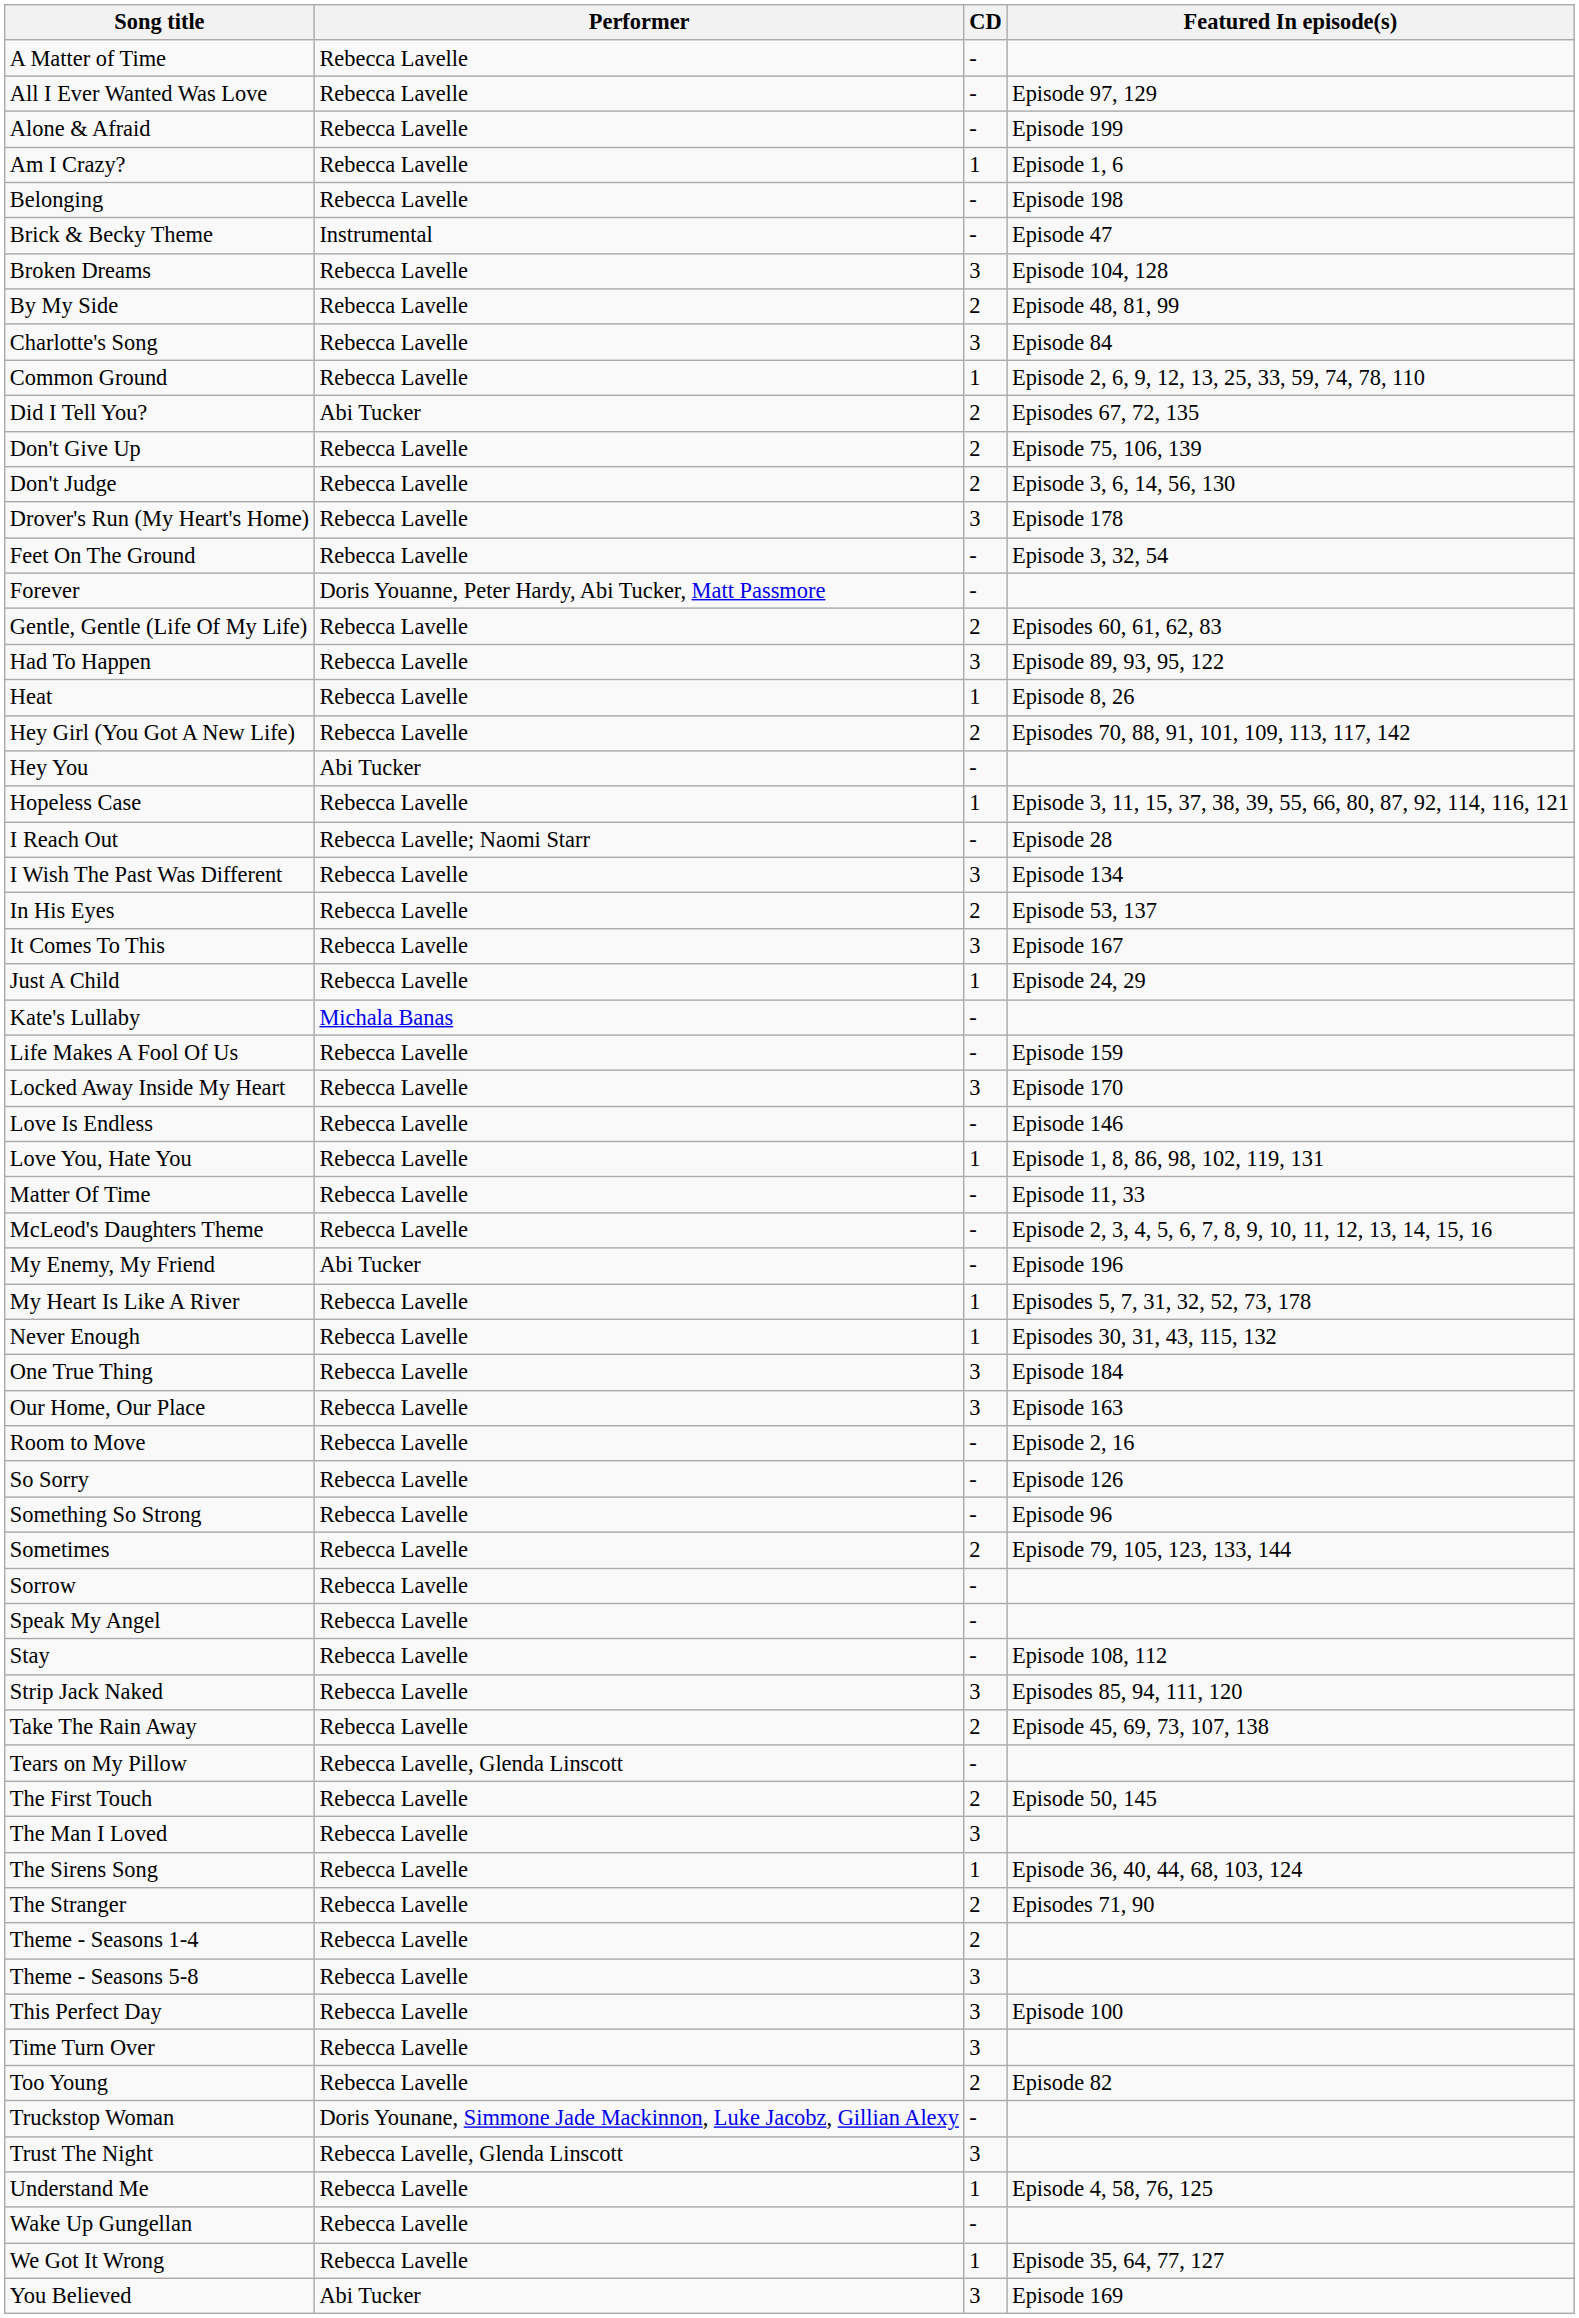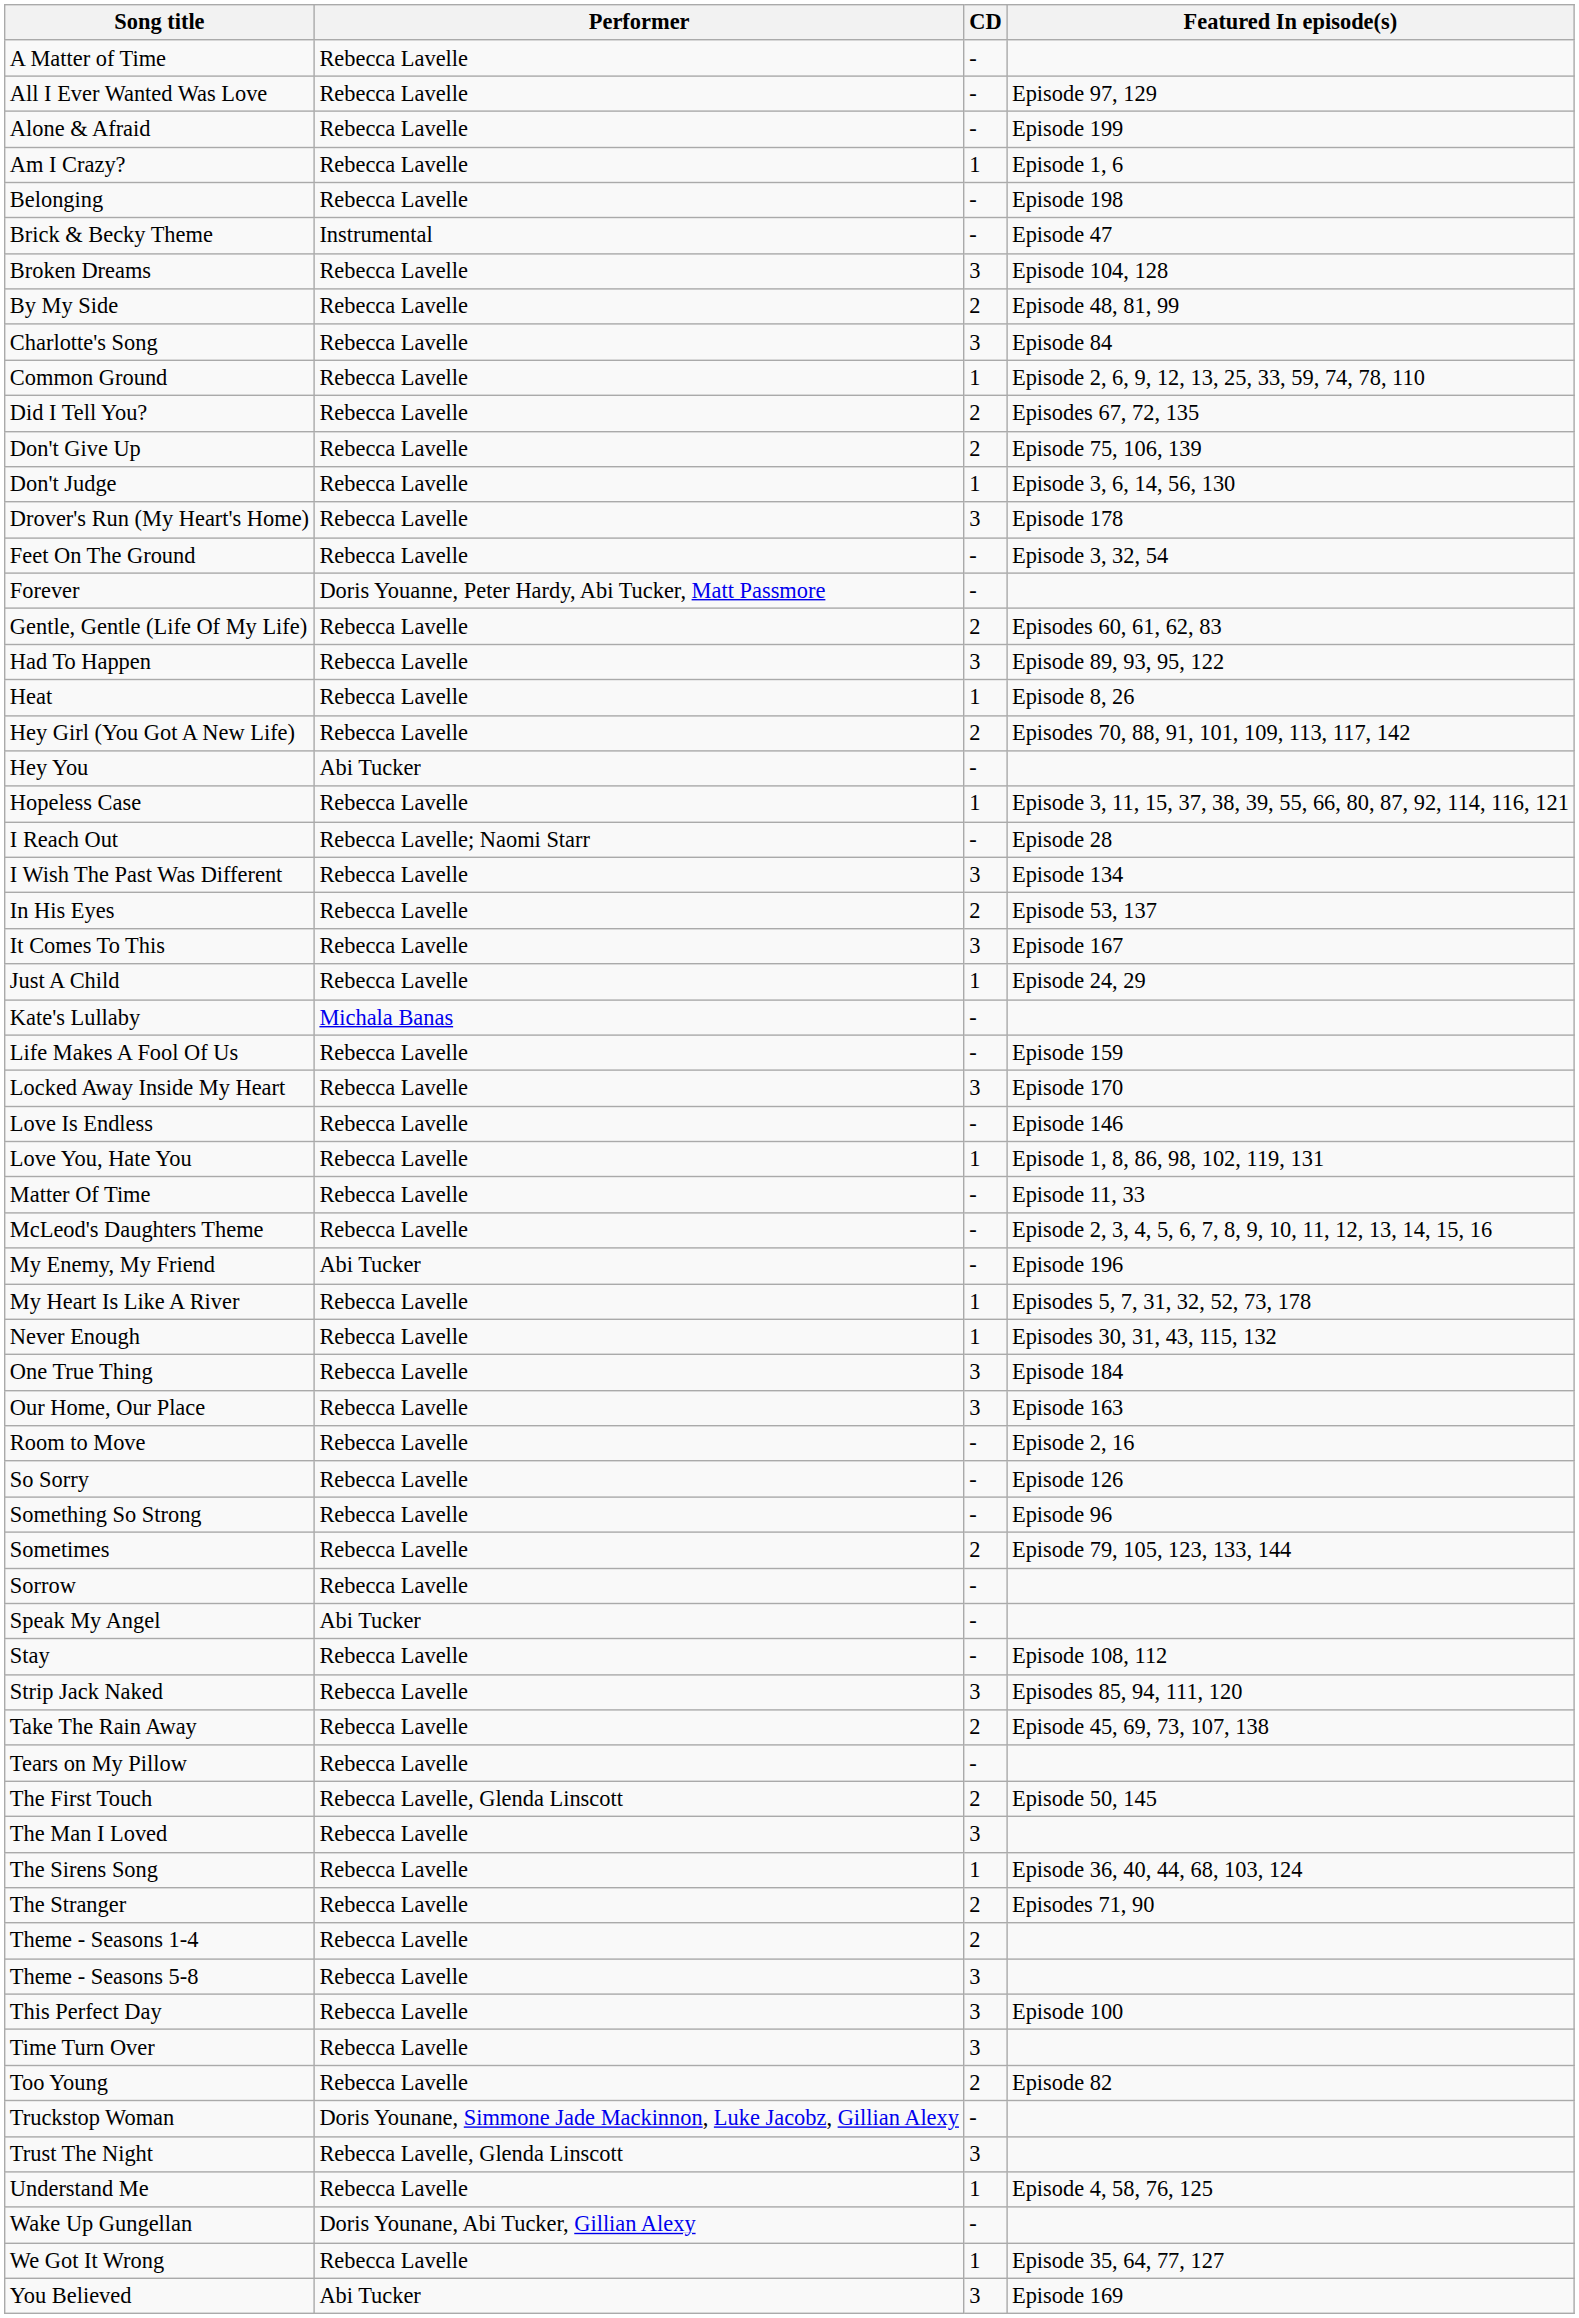(370, 413) Abi Tucker -> (394, 413) Rebecca Lavelle
(975, 484) 2 -> (975, 484) 1
(394, 1620) Rebecca Lavelle -> (370, 1620) Abi Tucker
(471, 1762) Rebecca Lavelle, Glenda Linscott -> (394, 1762) Rebecca Lavelle
(394, 1798) Rebecca Lavelle -> (471, 1798) Rebecca Lavelle, Glenda Linscott
(394, 2224) Rebecca Lavelle -> (507, 2224) Doris Younane, Abi Tucker, Gillian Alexy
